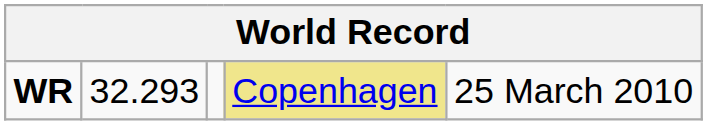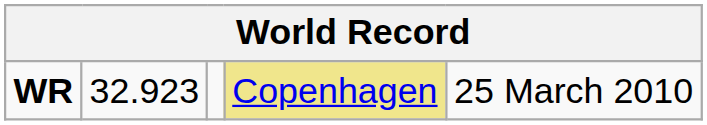(144, 89) 32.293 -> (144, 89) 32.923
